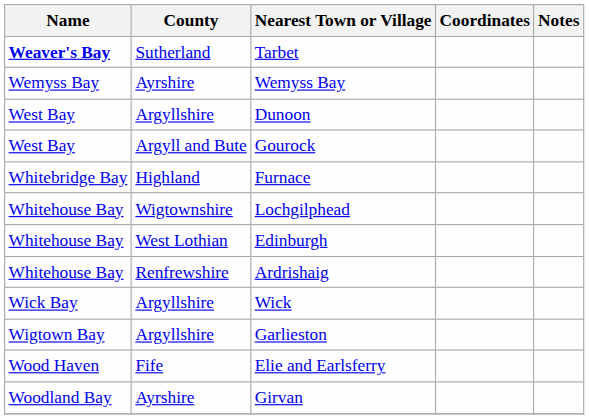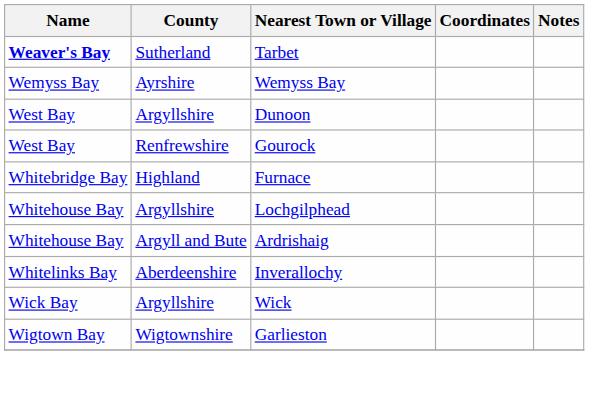(191, 145) Argyll and Bute -> (182, 145) Renfrewshire
(184, 208) Wigtownshire -> (175, 208) Argyllshire
- row: (291, 240)
(182, 271) Renfrewshire -> (191, 240) Argyll and Bute
+ row: (298, 271)
(175, 334) Argyllshire -> (184, 334) Wigtownshire
- row: (320, 365)
- row: (279, 397)
